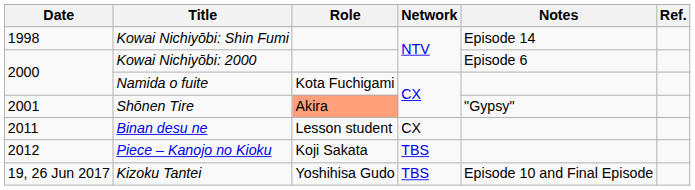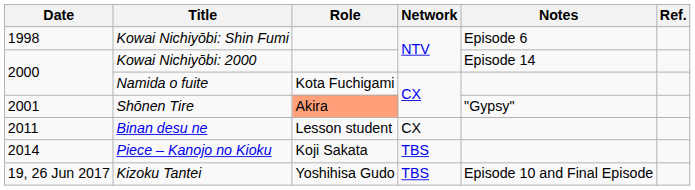(500, 38) Episode 14 -> (496, 38) Episode 6
(496, 60) Episode 6 -> (500, 60) Episode 14
(24, 151) 2012 -> (24, 151) 2014
